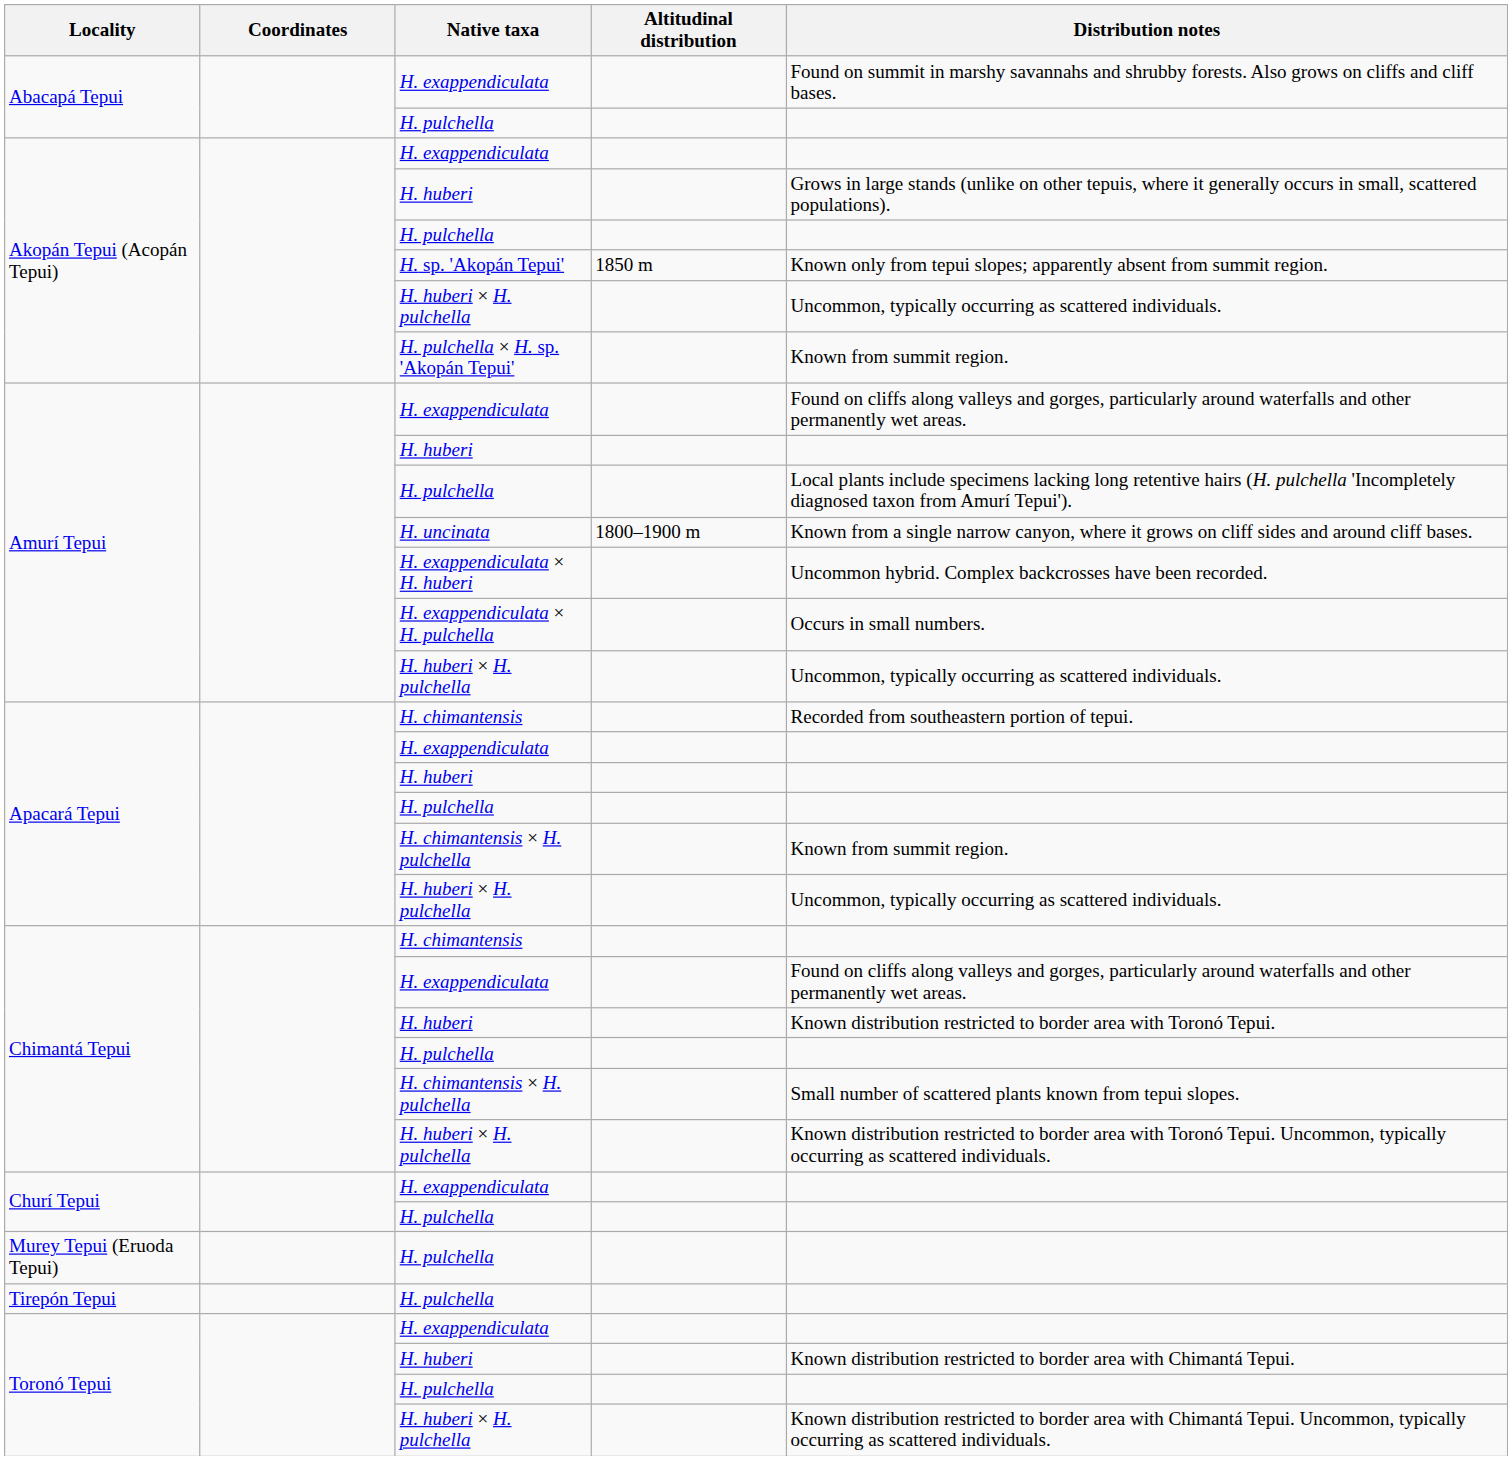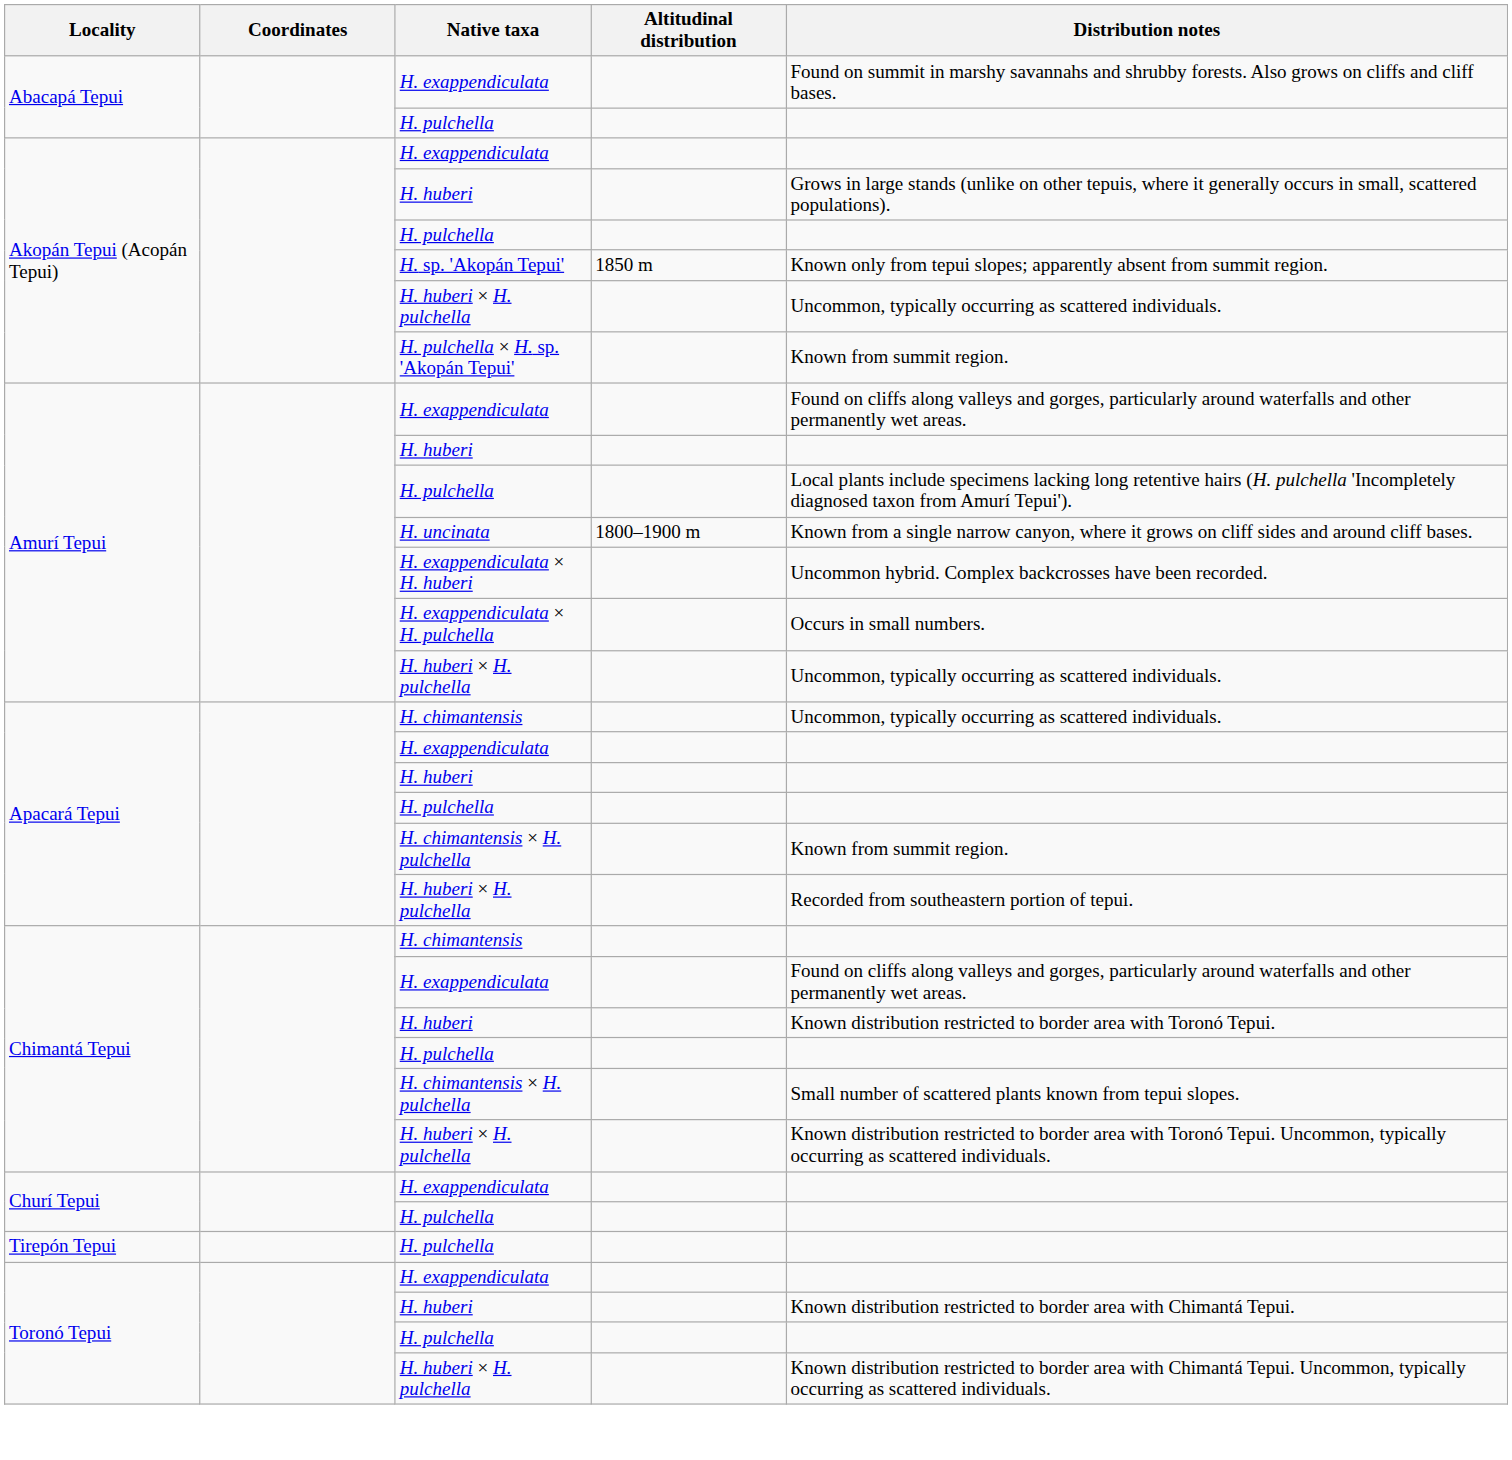(962, 716) Recorded from southeastern portion of tepui. -> (1006, 716) Uncommon, typically occurring as scattered individuals.
(1006, 900) Uncommon, typically occurring as scattered individuals. -> (962, 900) Recorded from southeastern portion of tepui.
- row: (91, 1257)
